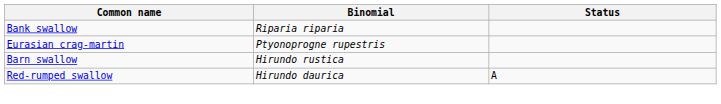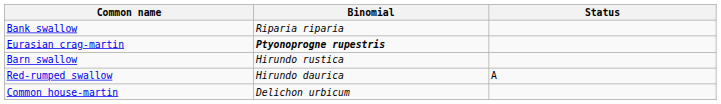(320, 44) normal -> (320, 44) bold
+ row: (62, 92)
